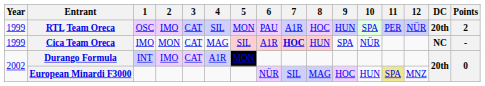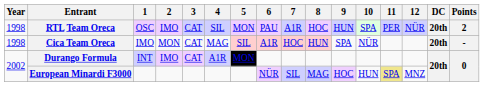(16, 28) 1999 -> (16, 28) 1998
(16, 43) 1999 -> (16, 43) 1998
(294, 43) bold -> (293, 43) normal
(440, 43) NC -> (438, 43) 20th
